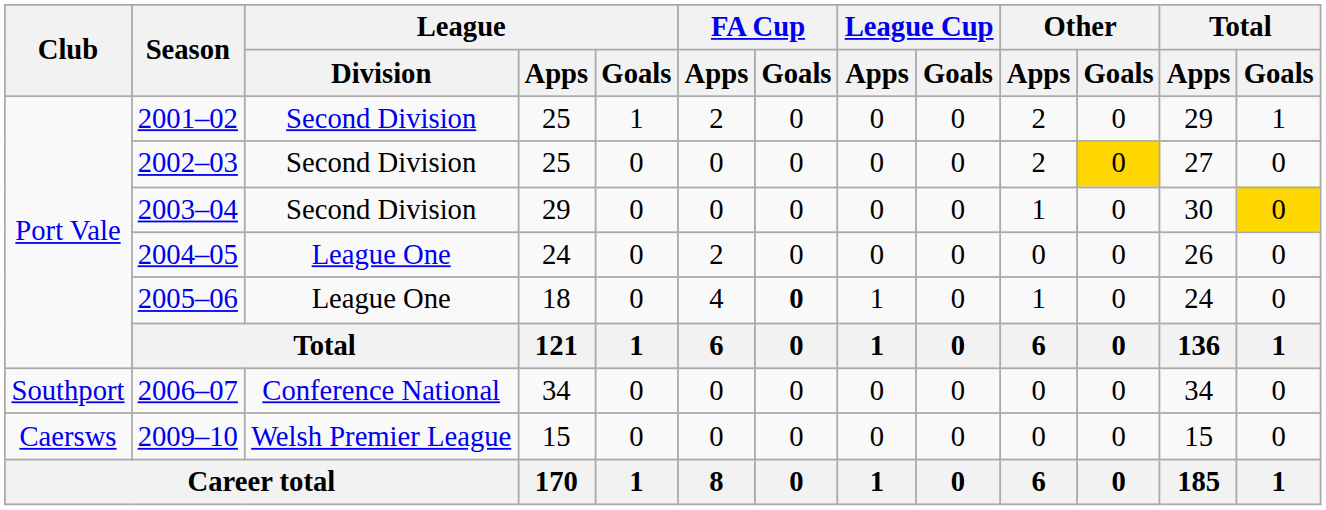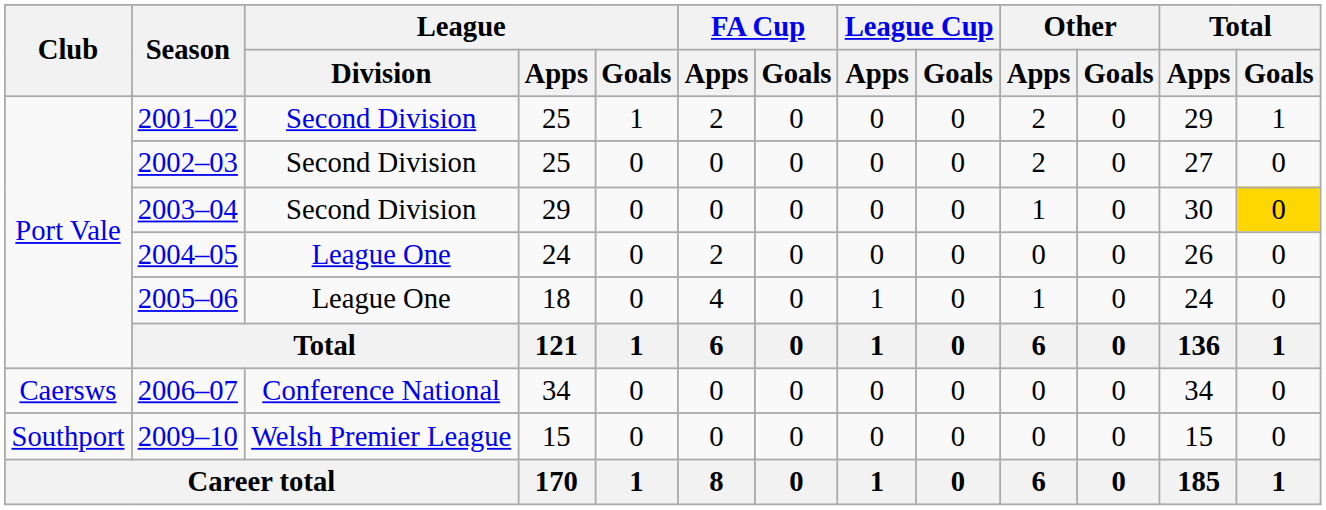(1119, 163) gold background -> (1119, 163) no background
(796, 299) bold -> (796, 299) normal
(68, 390) Southport -> (68, 390) Caersws
(68, 436) Caersws -> (68, 436) Southport
